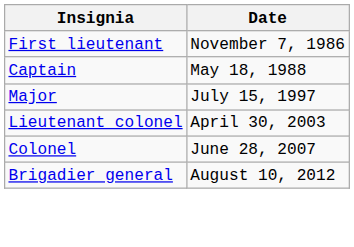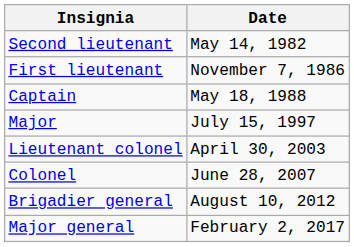+ row: (91, 44)
+ row: (71, 228)
